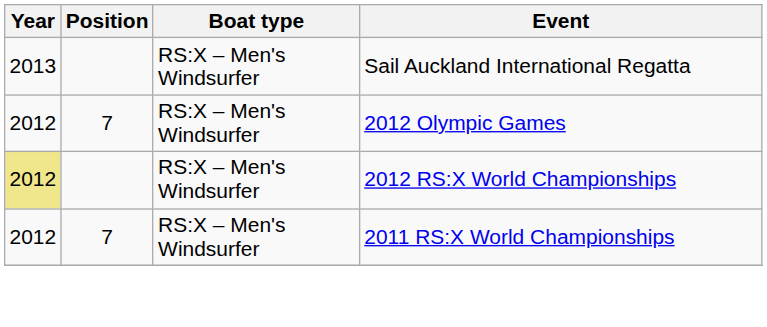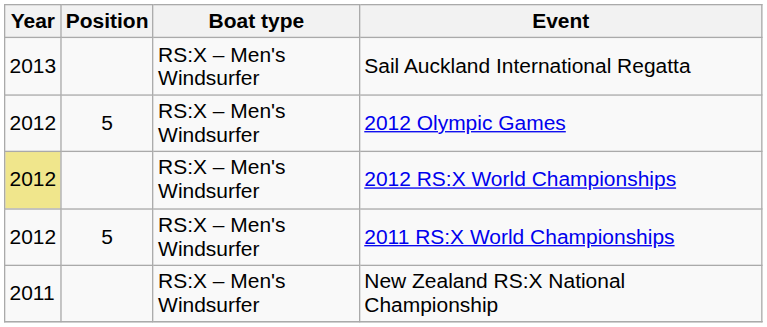(107, 122) 7 -> (107, 122) 5
(107, 236) 7 -> (107, 236) 5
+ row: (495, 293)
